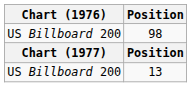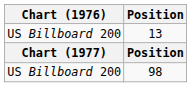rows swapped: (155, 72) <-> (155, 33)
